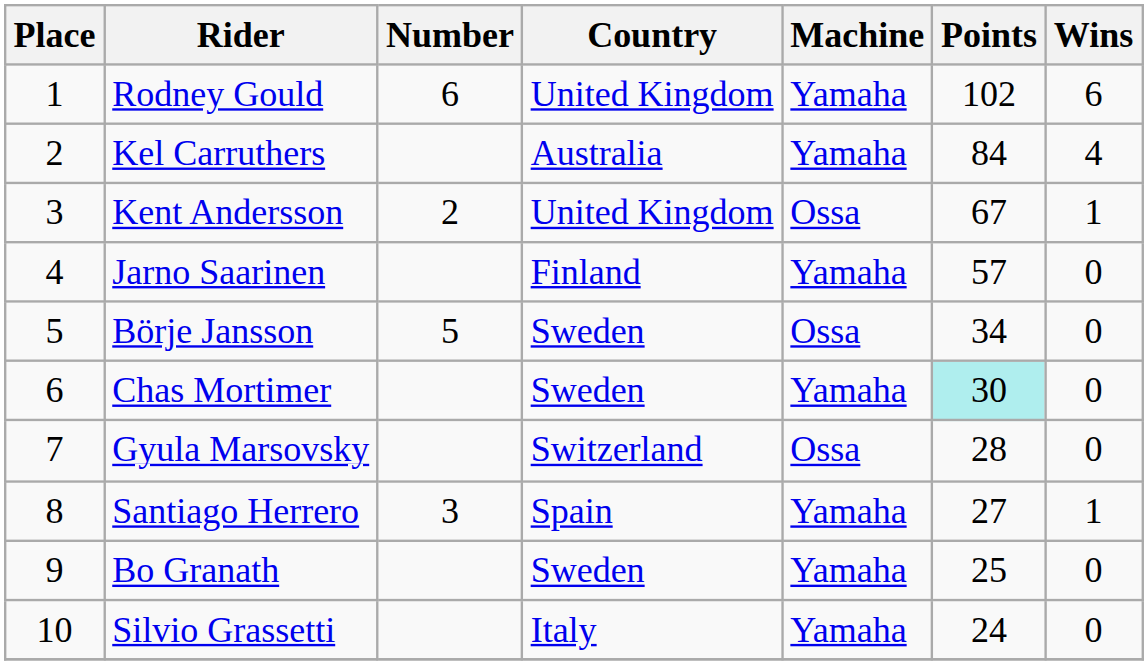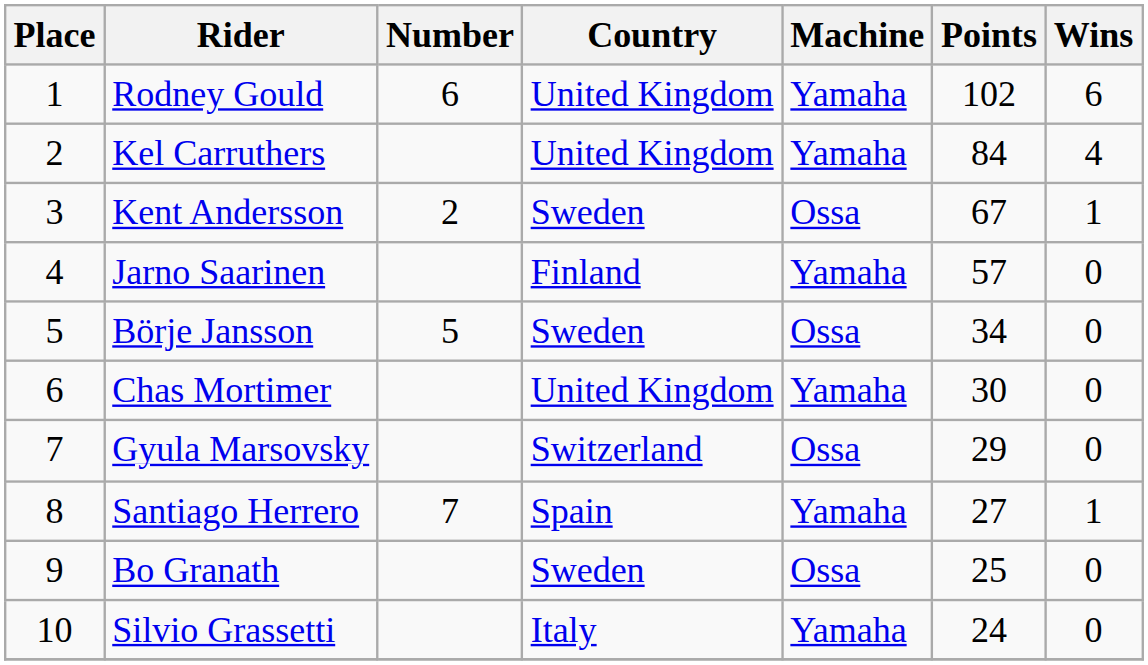(597, 153) Australia -> (652, 153) United Kingdom
(652, 212) United Kingdom -> (588, 212) Sweden
(588, 390) Sweden -> (652, 390) United Kingdom
(989, 390) paleturquoise background -> (989, 390) no background
(989, 450) 28 -> (989, 450) 29
(450, 509) 3 -> (450, 509) 7
(849, 568) Yamaha -> (825, 568) Ossa
